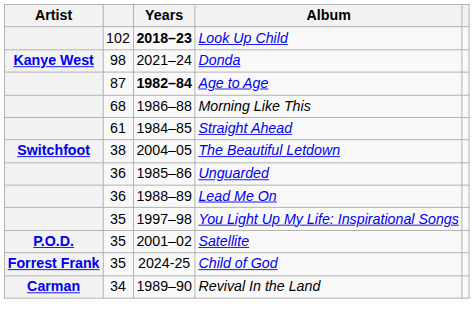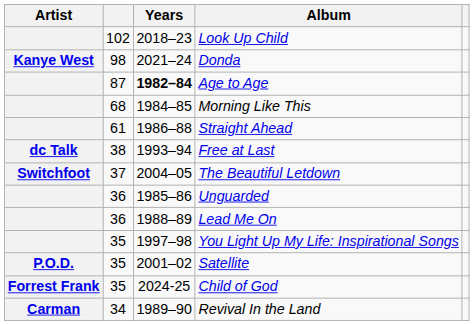(164, 38) bold -> (164, 38) normal
(164, 106) 1986–88 -> (164, 106) 1984–85
(164, 128) 1984–85 -> (164, 128) 1986–88
+ row: (236, 151)
(118, 151) 38 -> (118, 173) 37
